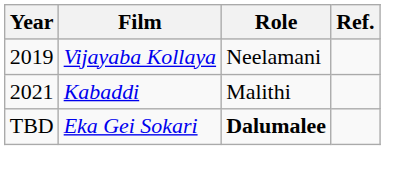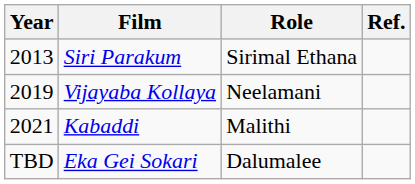+ row: (122, 56)
(276, 126) bold -> (274, 160) normal
